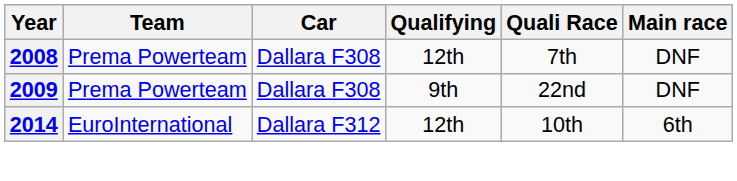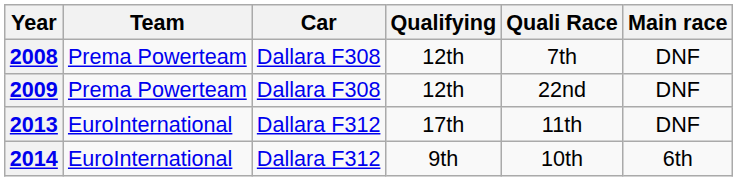(443, 90) 9th -> (443, 90) 12th
+ row: (34, 125)
(443, 125) 12th -> (443, 159) 9th
